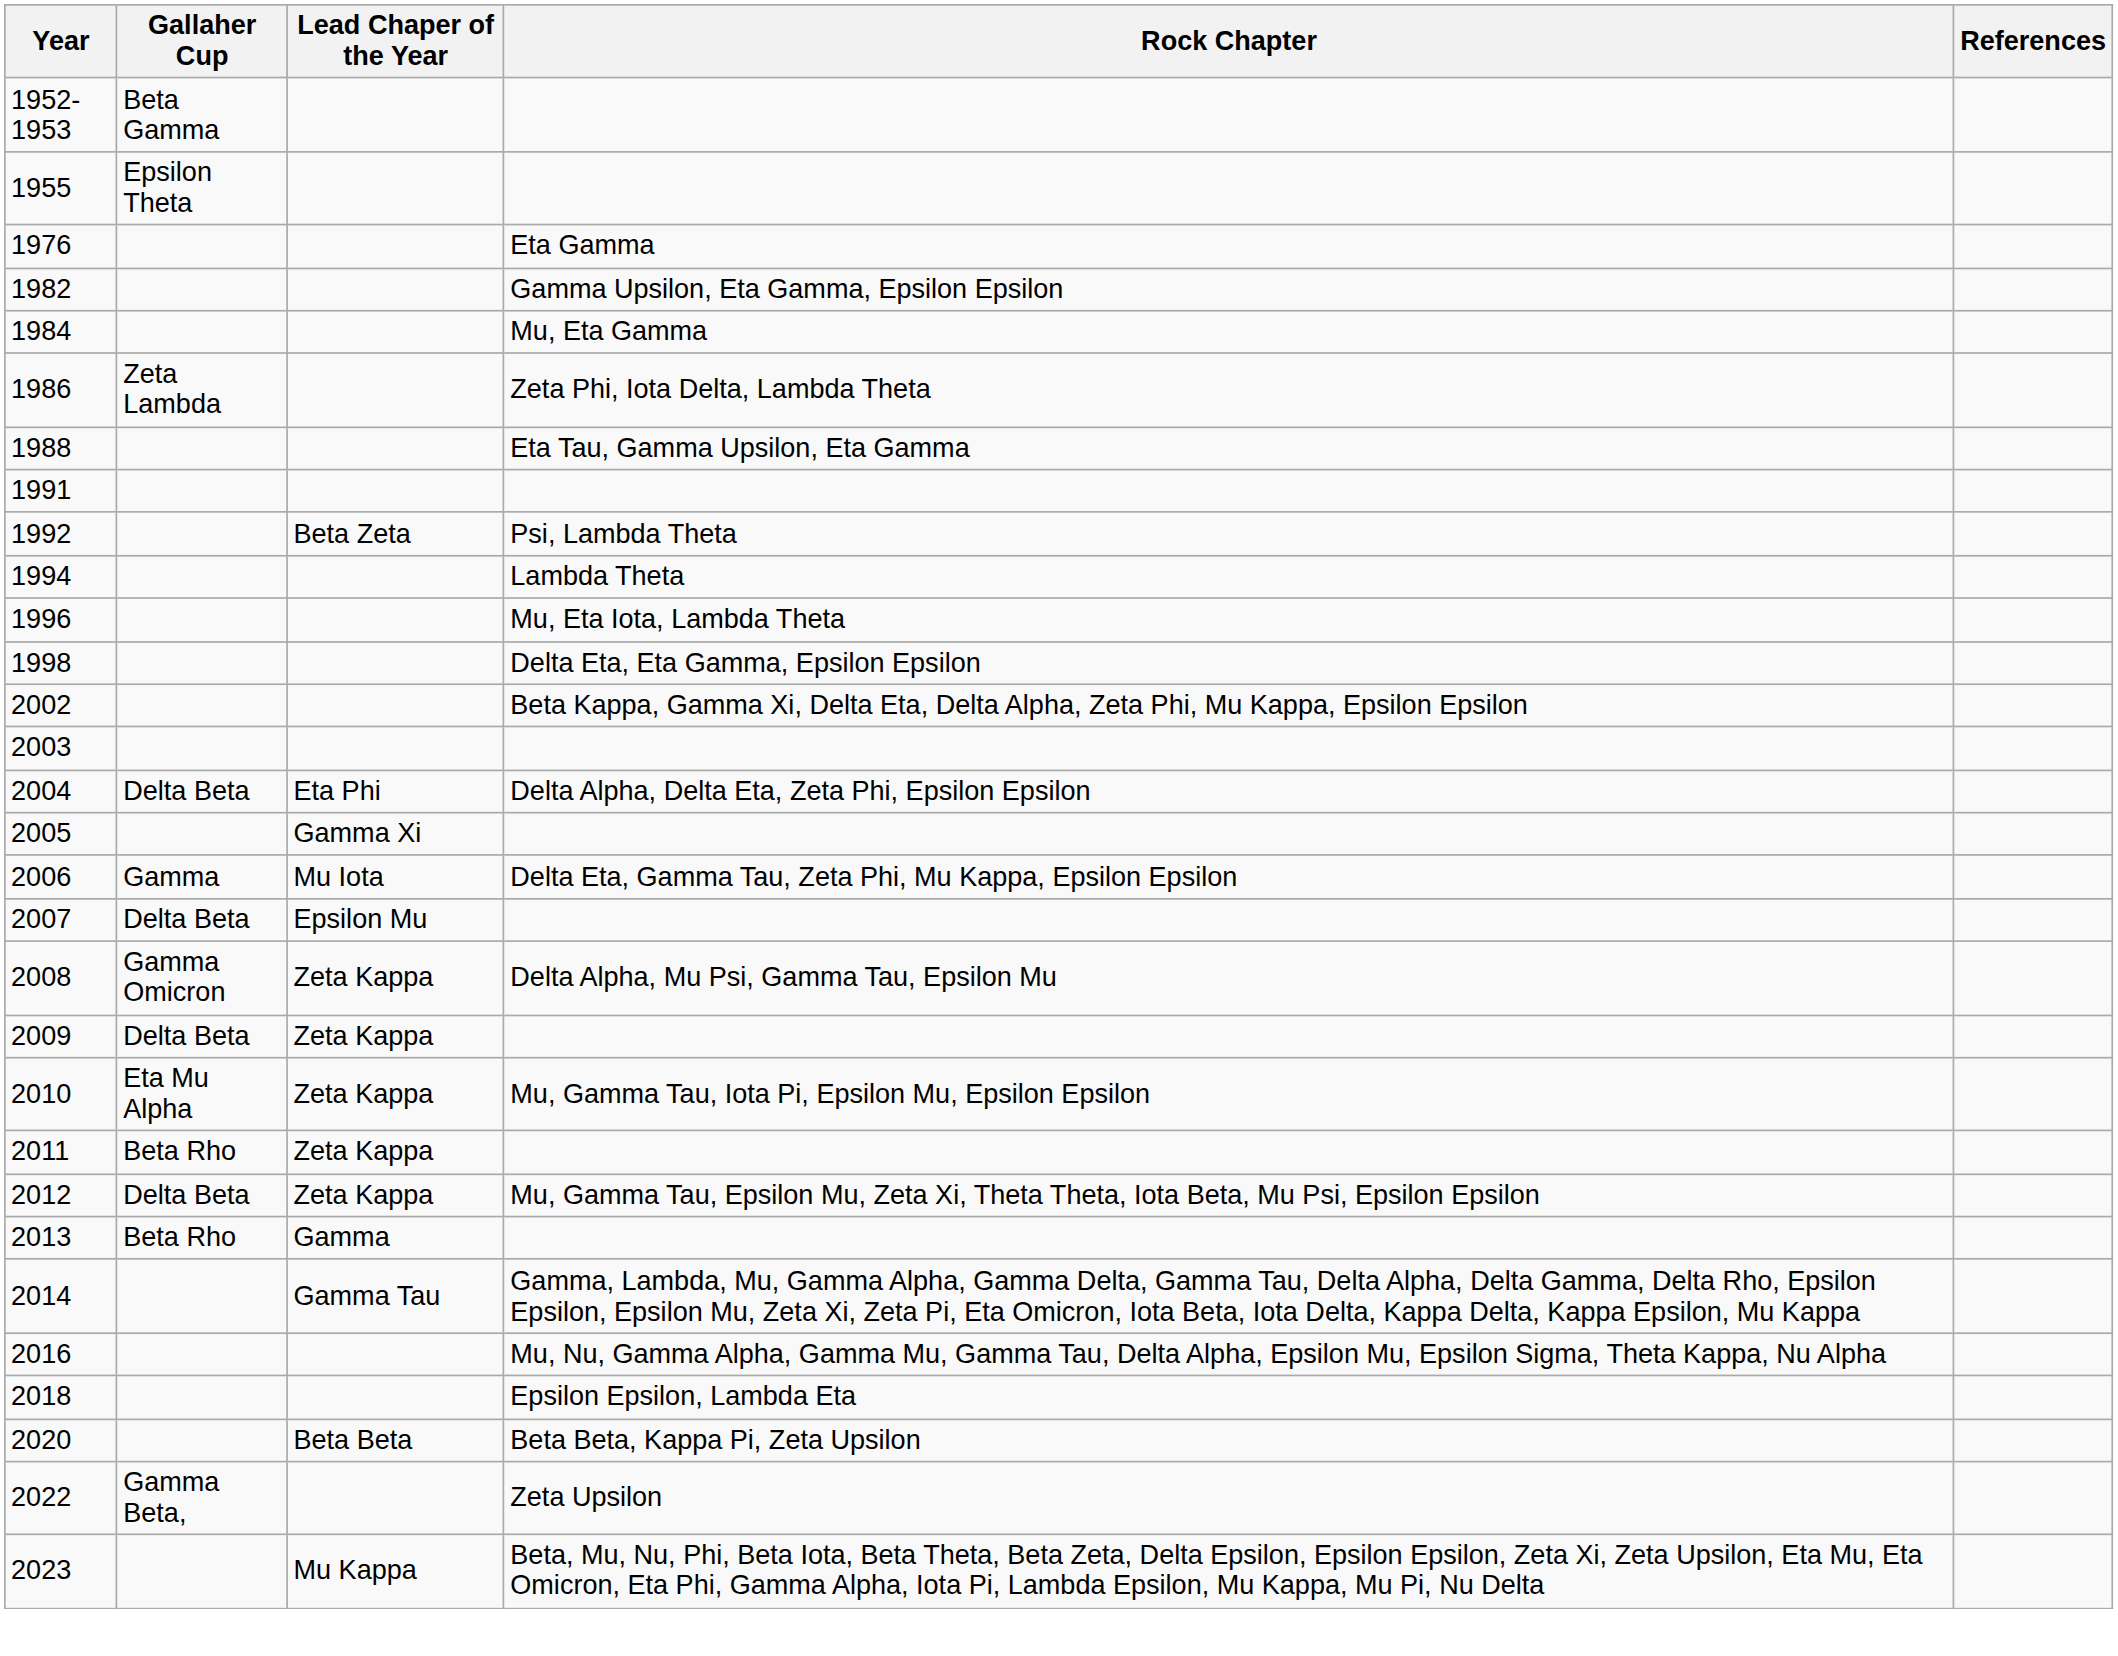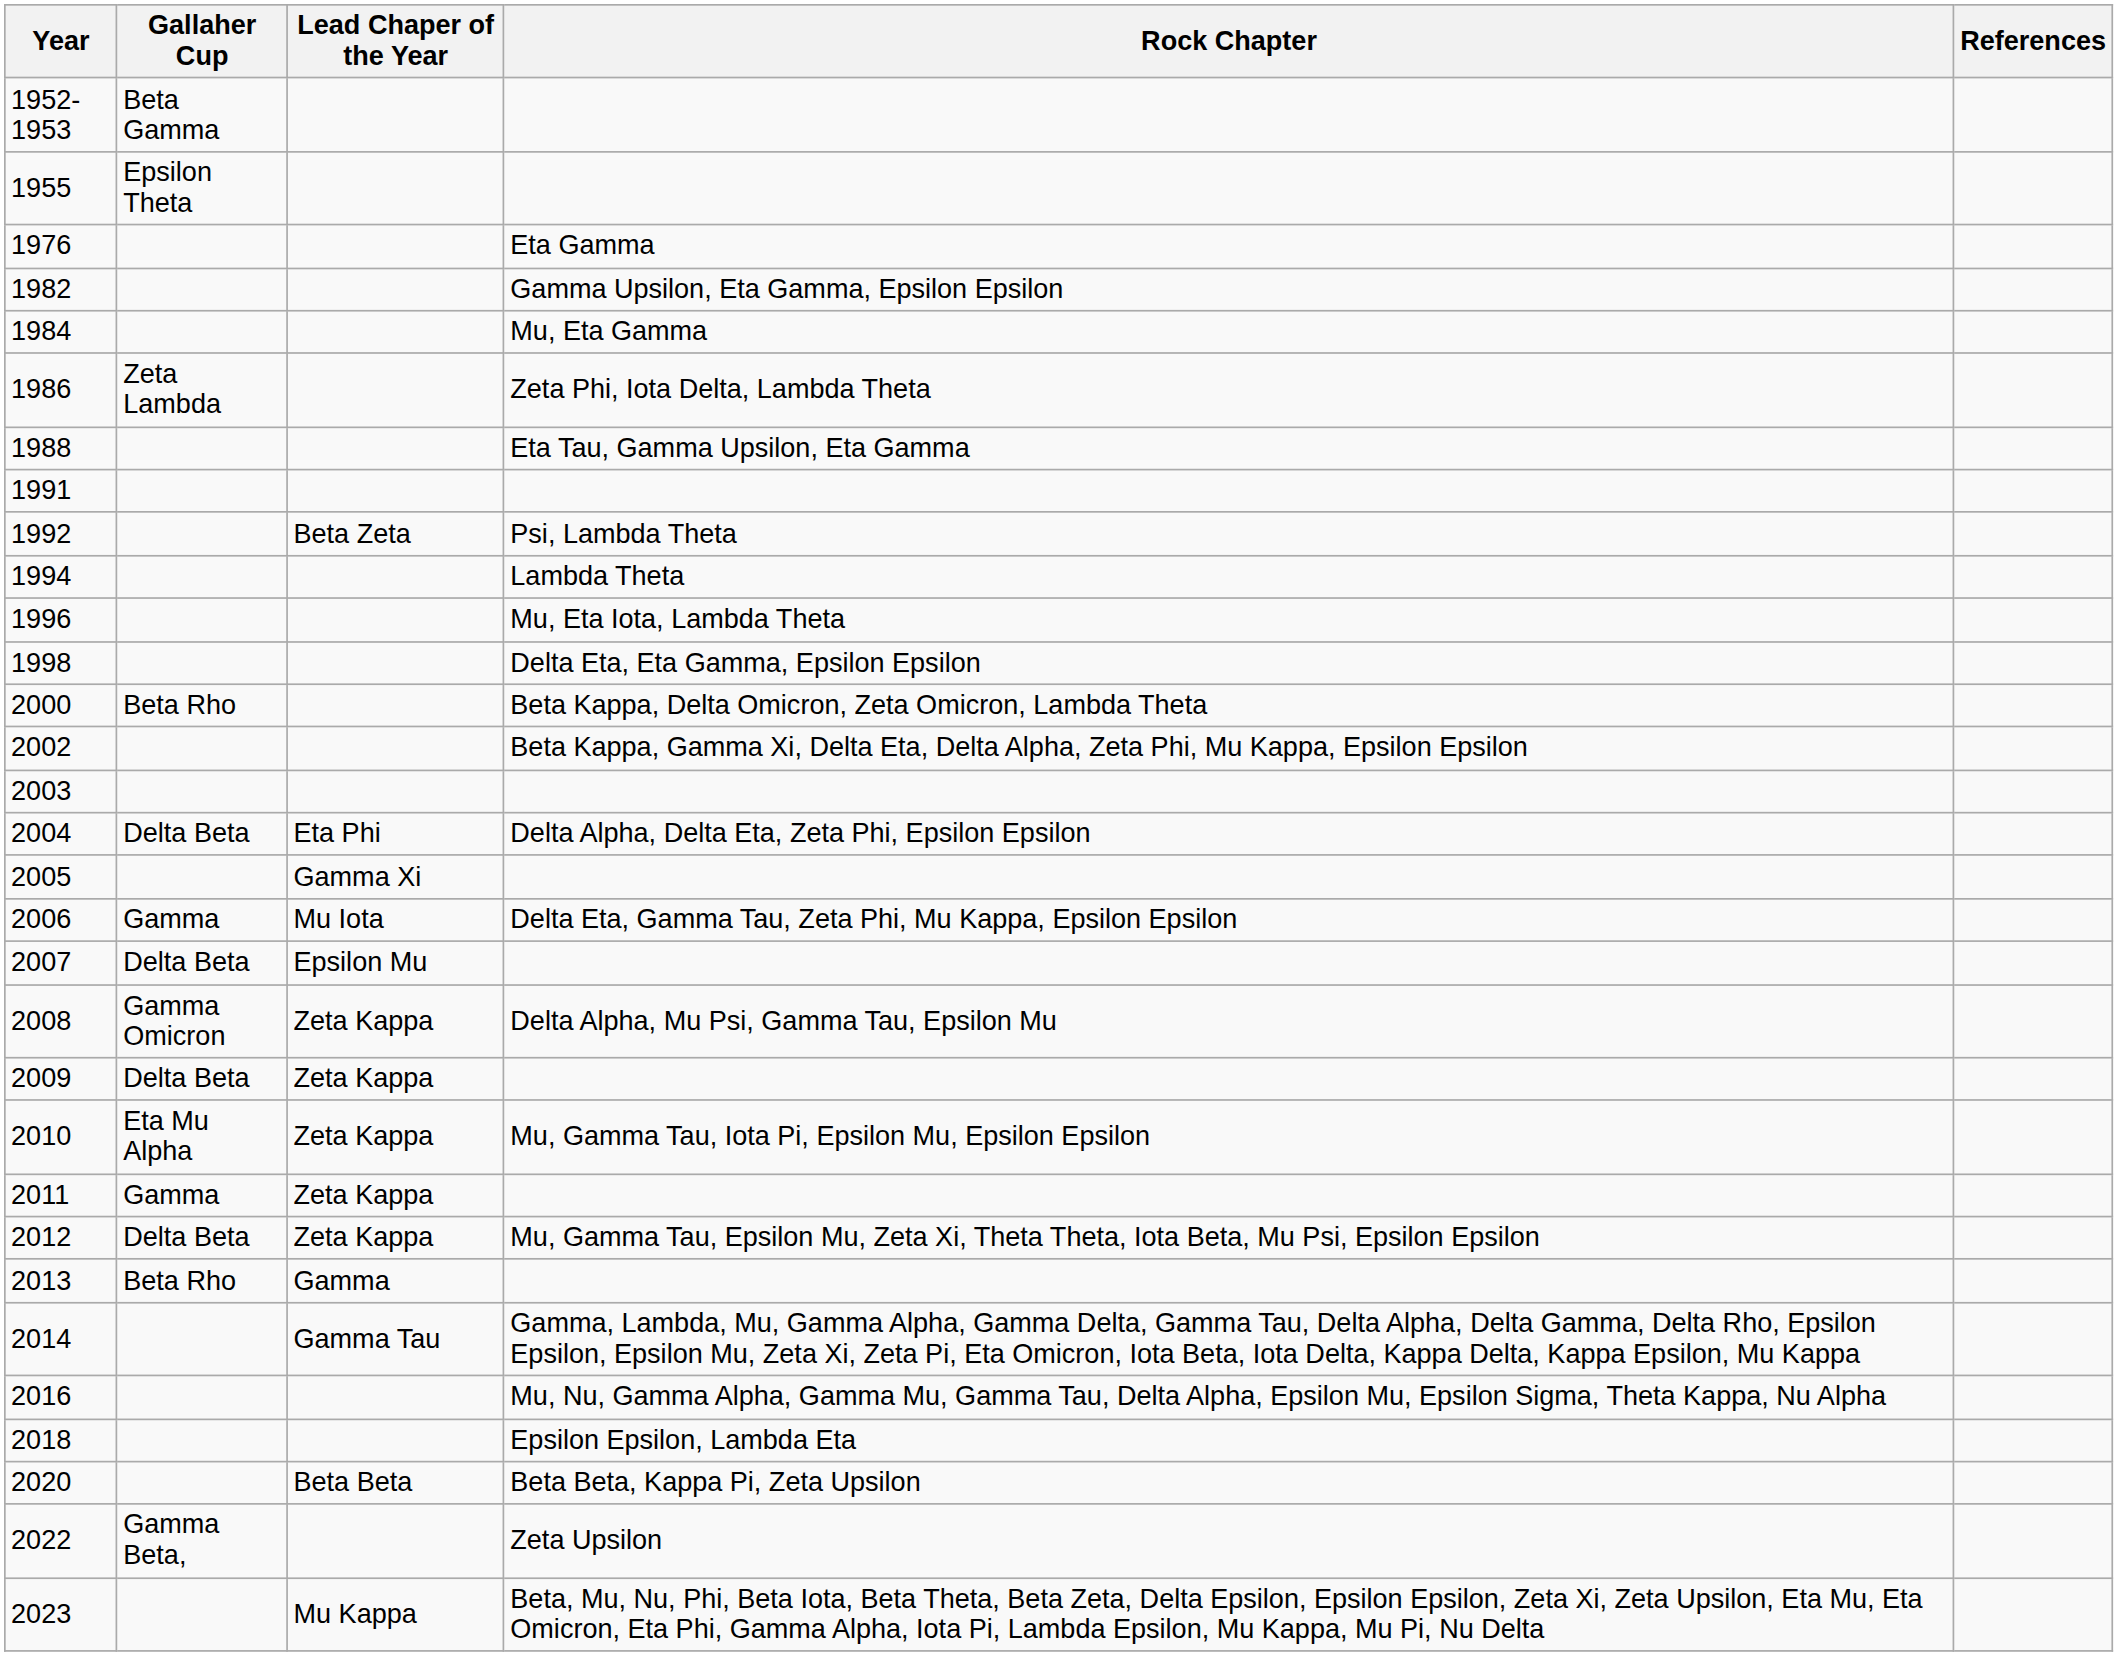+ row: (41, 705)
(180, 1151) Beta Rho -> (171, 1194) Gamma
